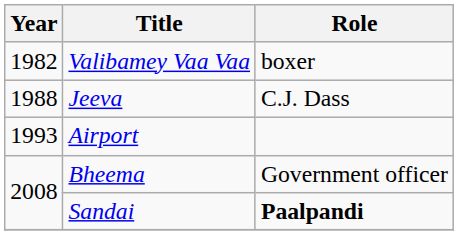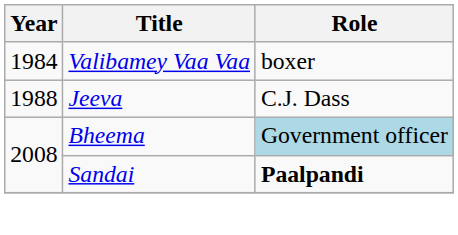(34, 60) 1982 -> (34, 60) 1984
- row: (103, 135)
(354, 173) no background -> (354, 135) lightblue background
